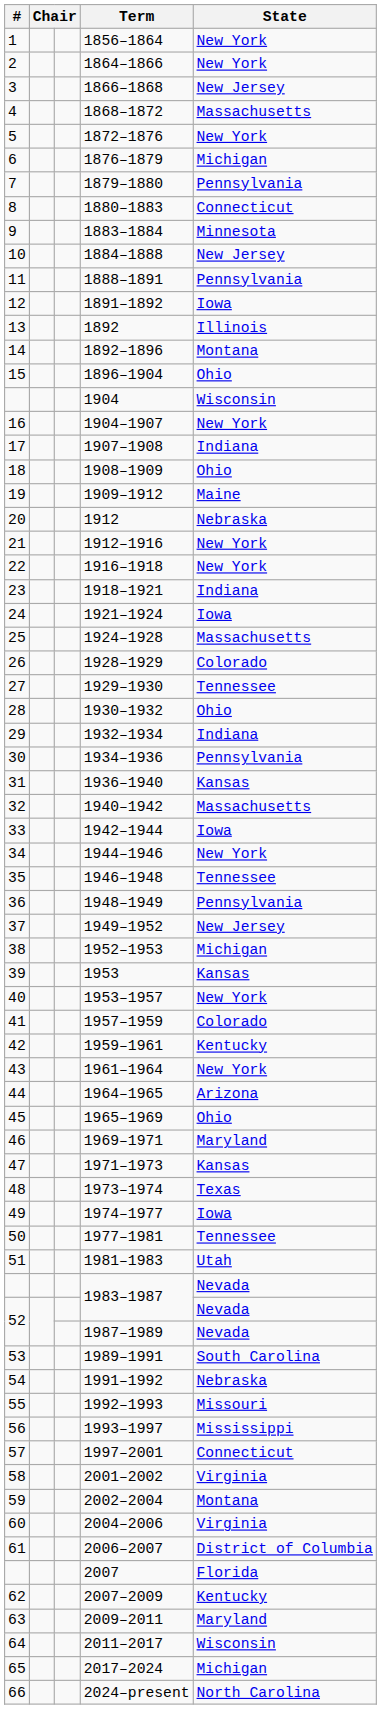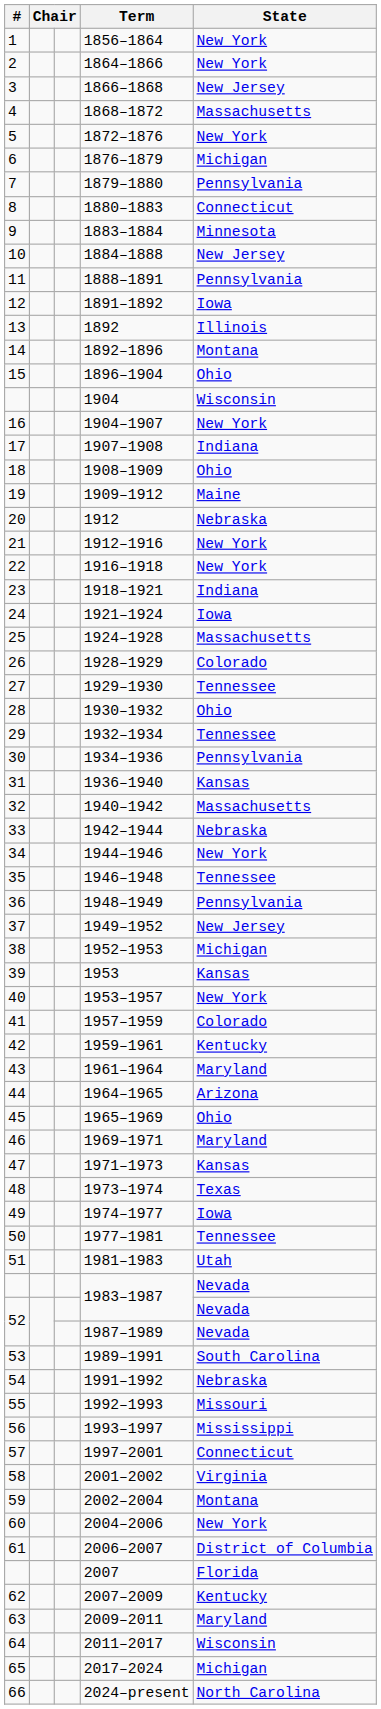(227, 735) Indiana -> (236, 735) Tennessee
(214, 831) Iowa -> (232, 831) Nebraska
(232, 1070) New York -> (232, 1070) Maryland
(232, 1525) Virginia -> (232, 1525) New York
